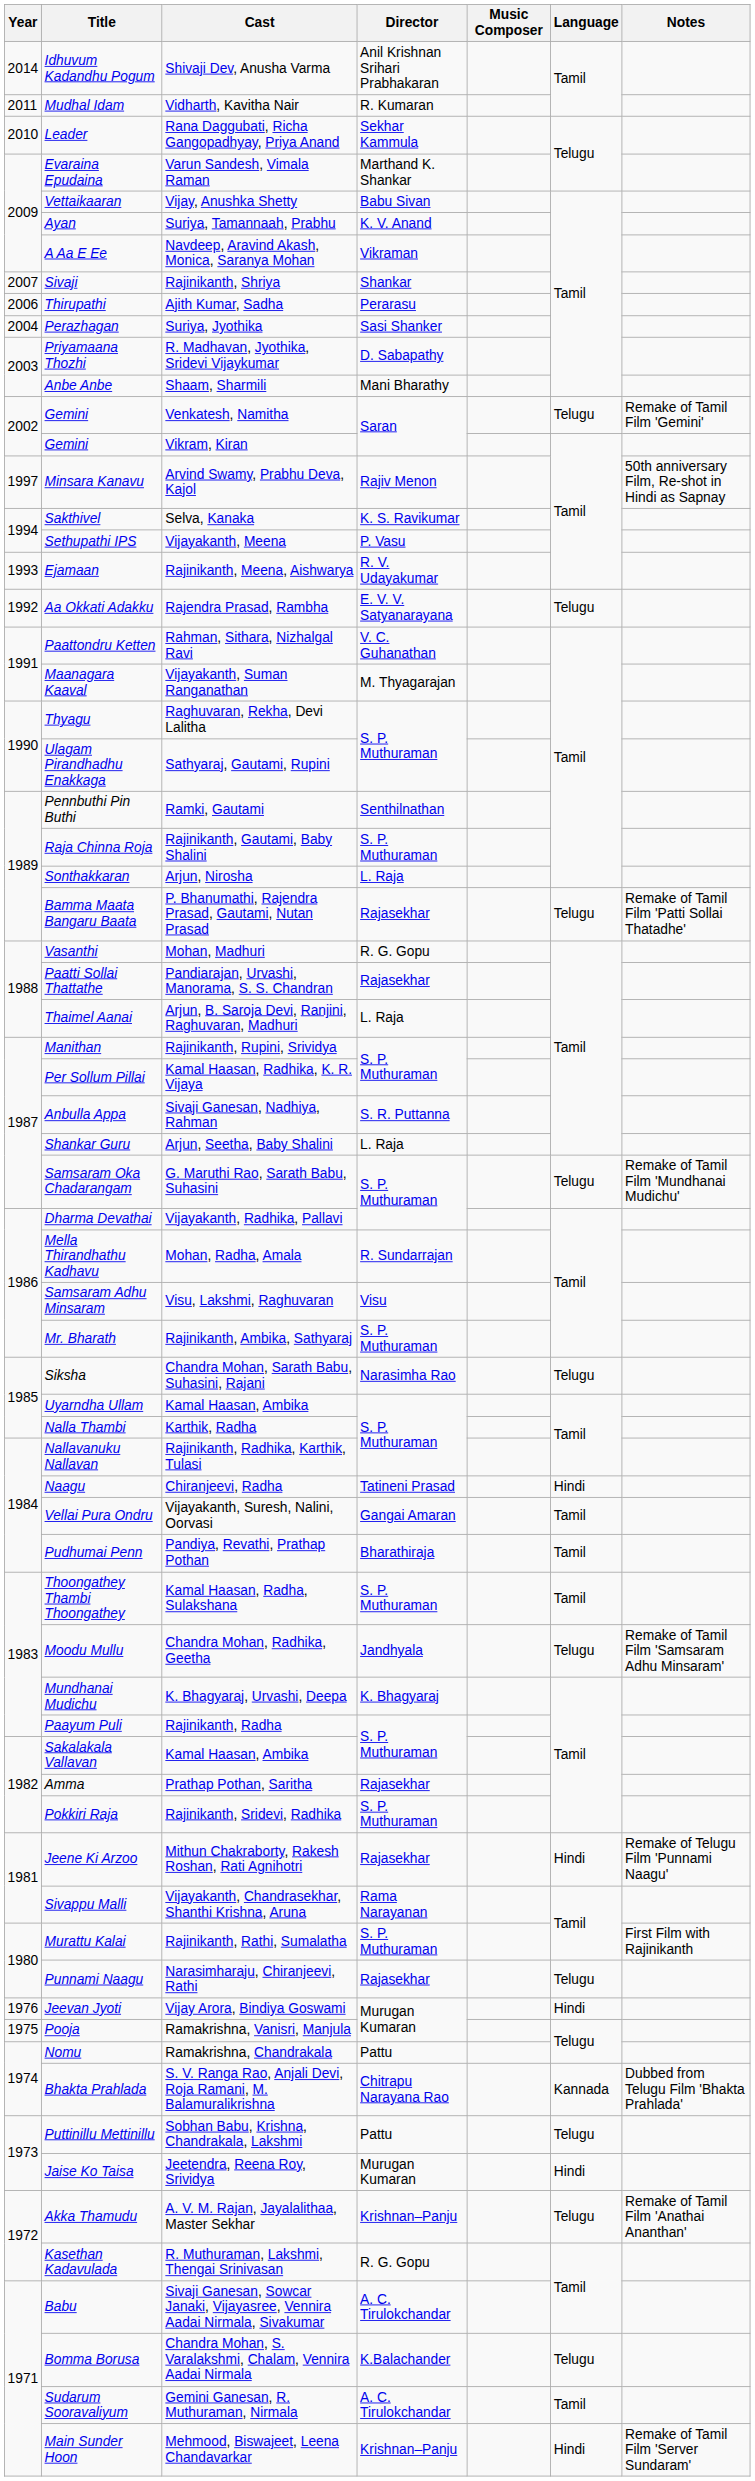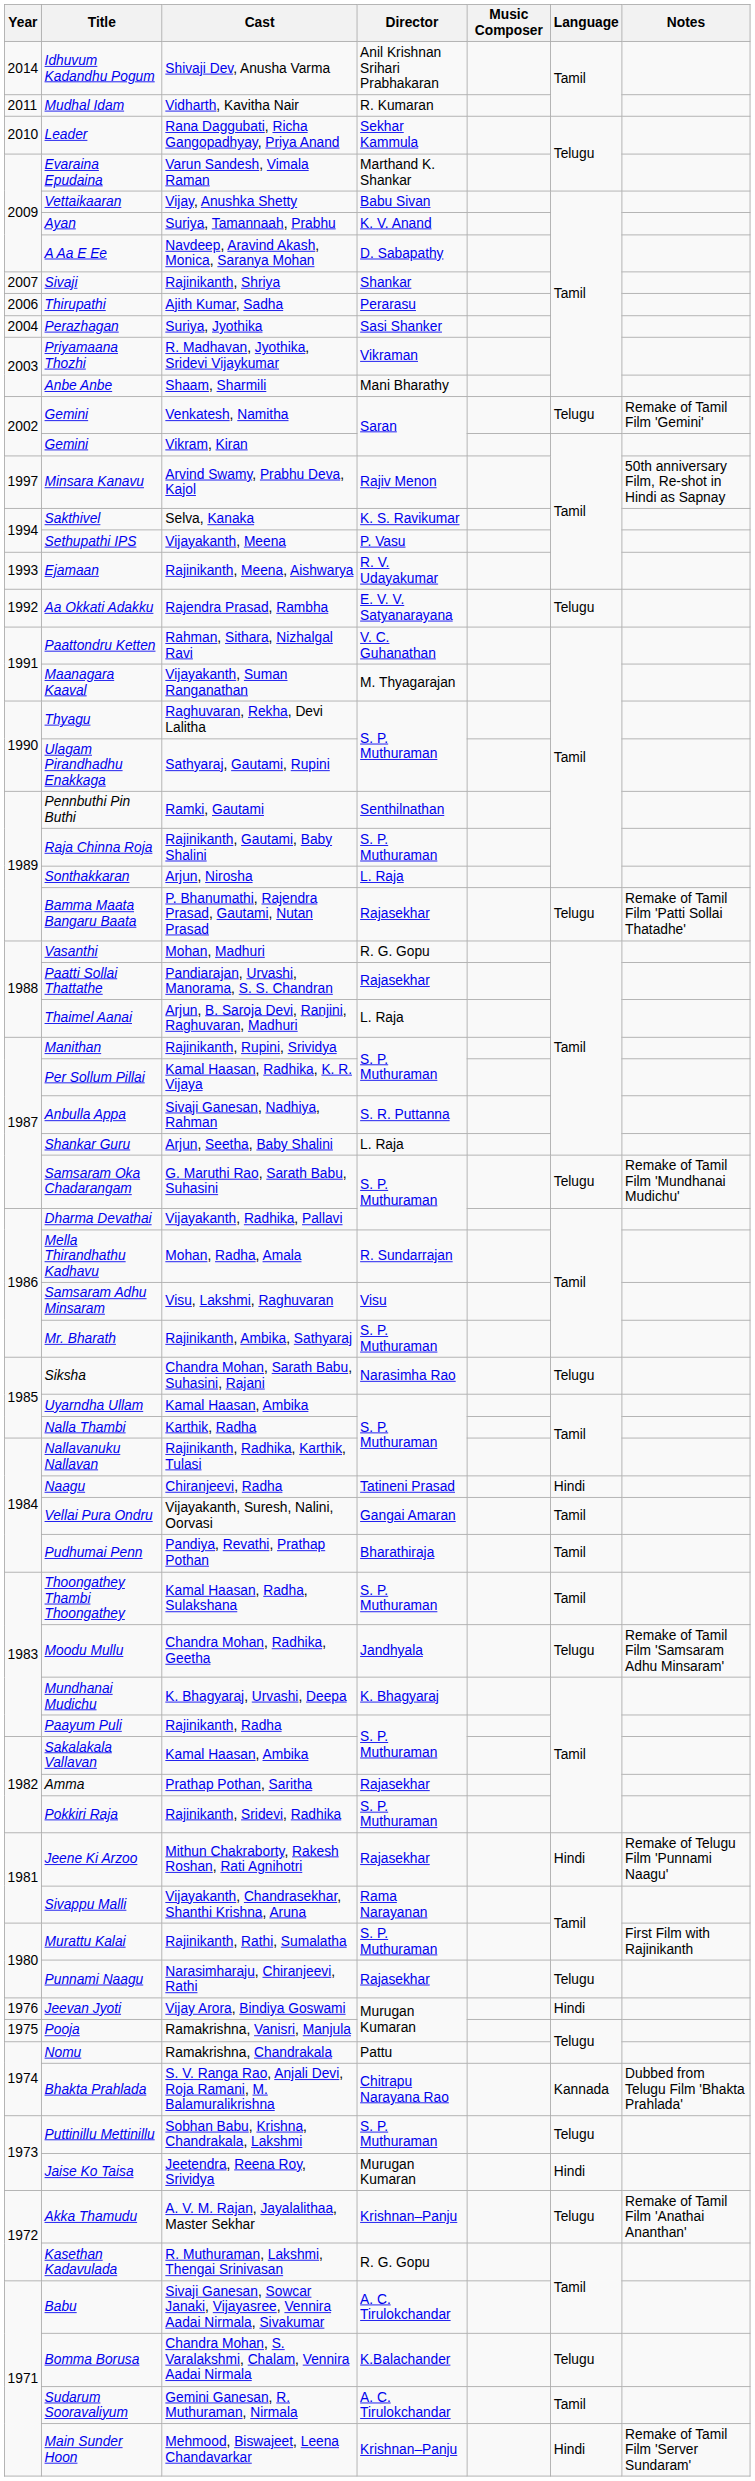(389, 253) Vikraman -> (402, 253) D. Sabapathy
(402, 356) D. Sabapathy -> (389, 356) Vikraman
(376, 2134) Pattu -> (399, 2134) S. P. Muthuraman
